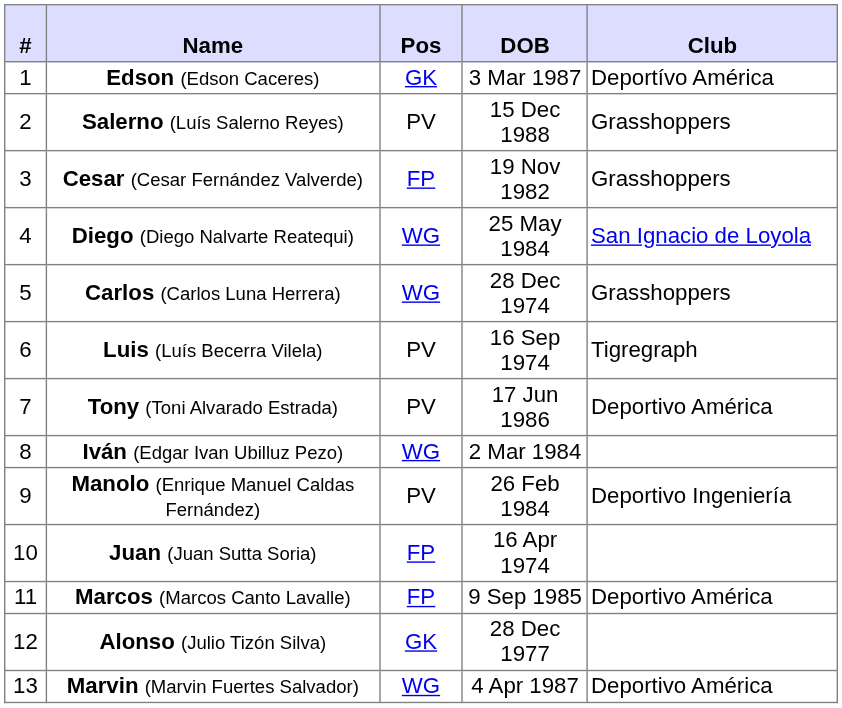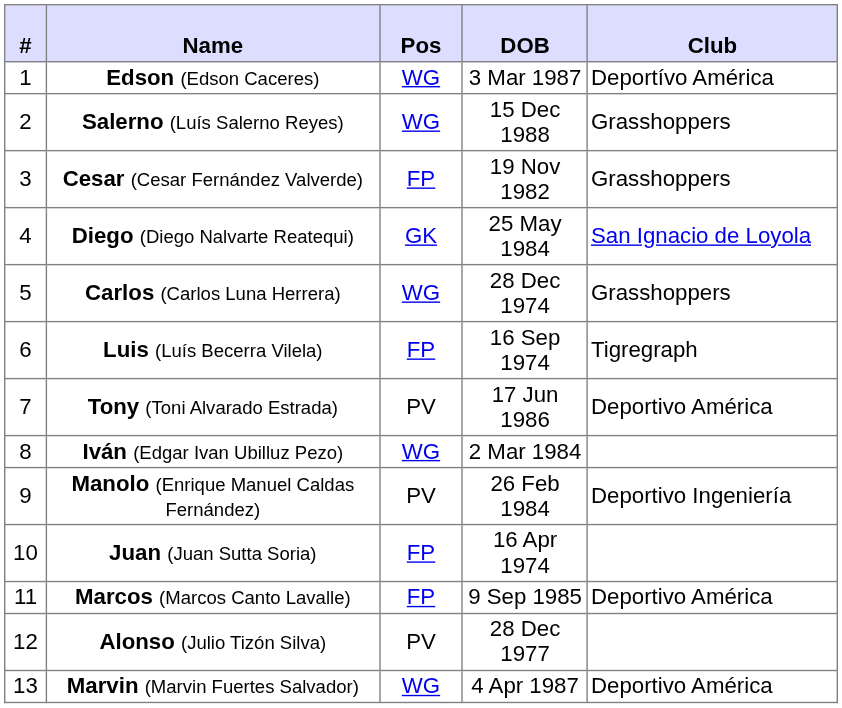(421, 77) GK -> (421, 77) WG
(421, 121) PV -> (421, 121) WG
(421, 235) WG -> (421, 235) GK
(421, 349) PV -> (421, 349) FP
(421, 641) GK -> (421, 641) PV
